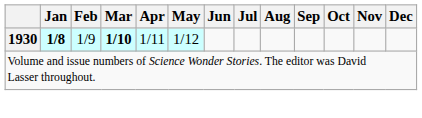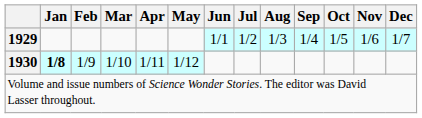+ row: (23, 39)
(119, 39) bold -> (119, 62) normal
